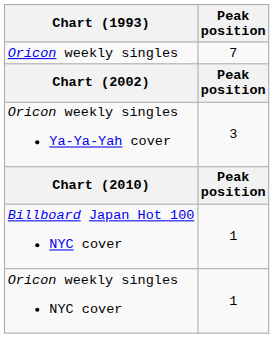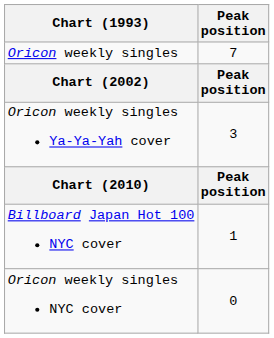(233, 301) 1 -> (233, 301) 0
